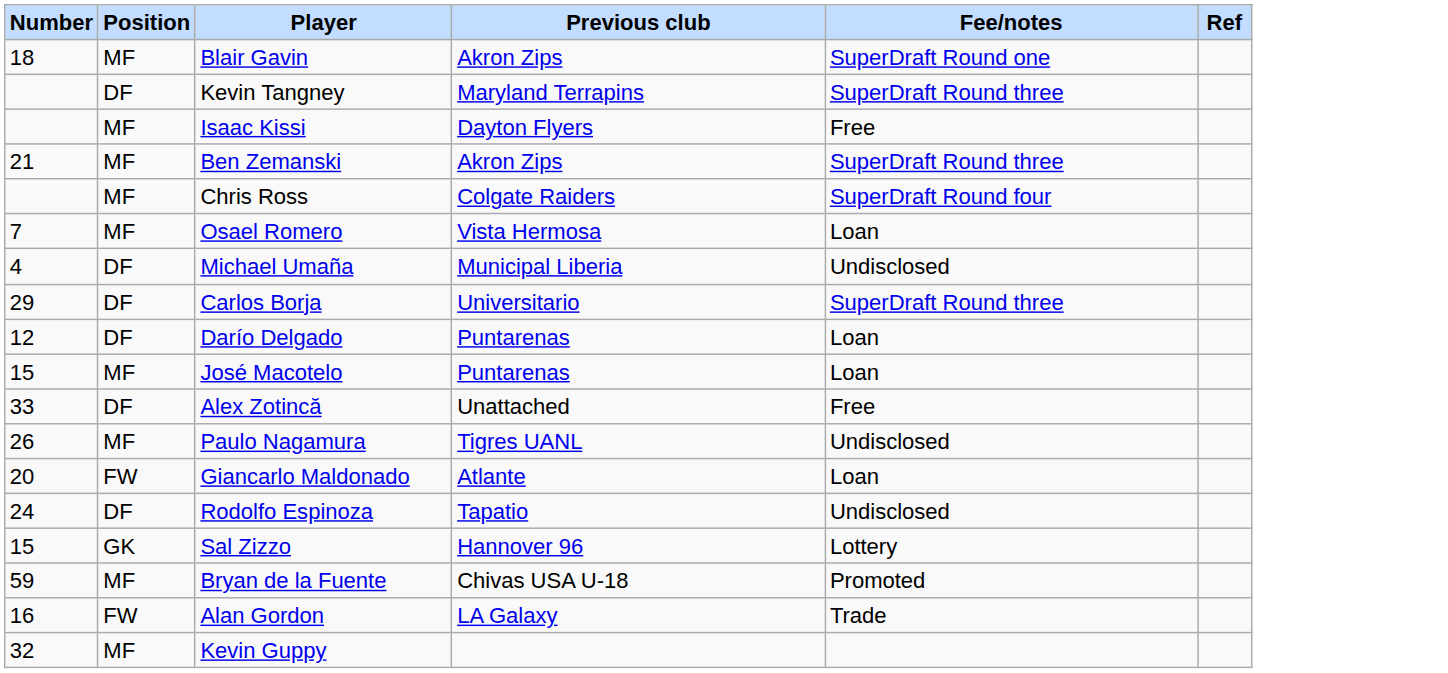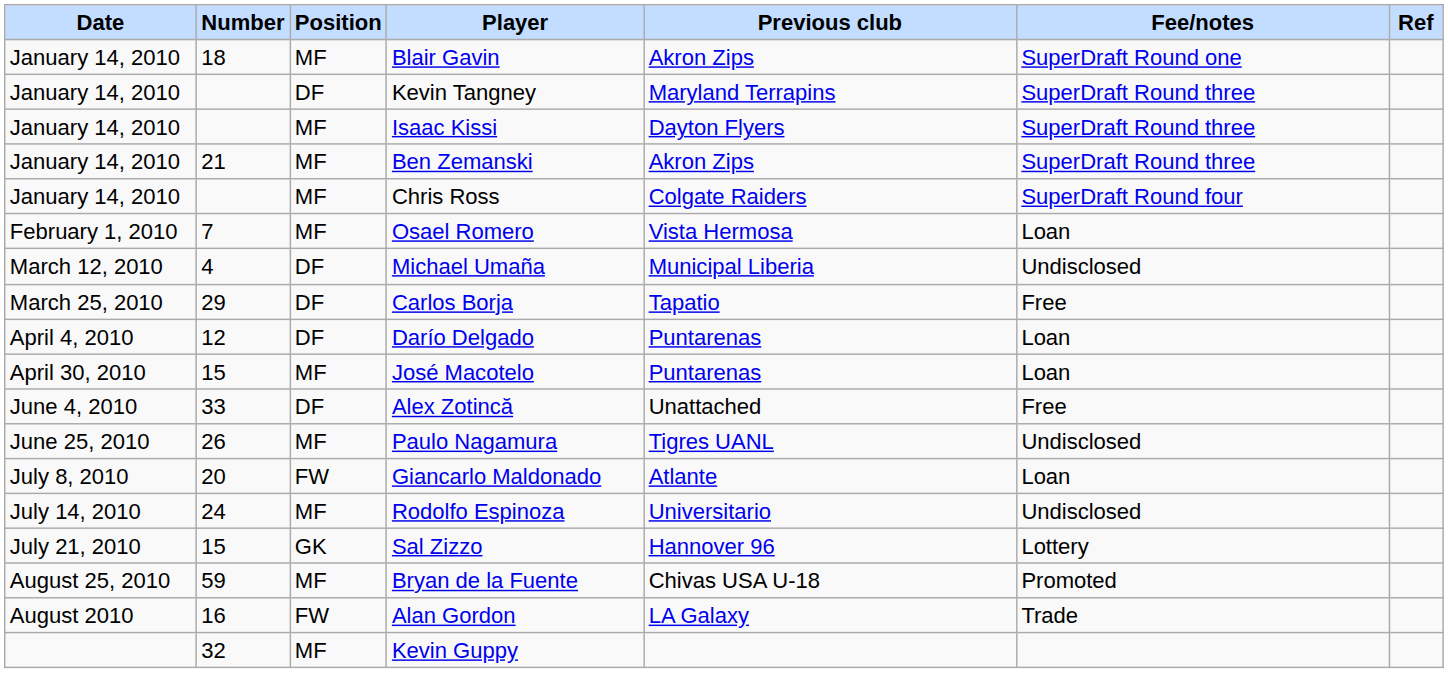+ column: (100, 22)
(853, 127) Free -> (1138, 127) SuperDraft Round three
(518, 301) Universitario -> (684, 301) Tapatio
(947, 301) SuperDraft Round three -> (1044, 301) Free
(118, 511) DF -> (311, 511) MF
(493, 511) Tapatio -> (710, 511) Universitario
